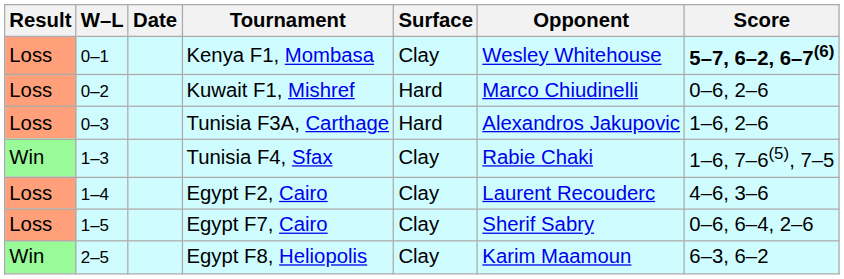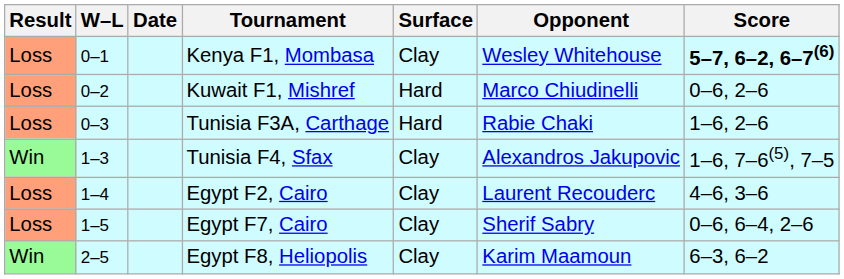(581, 122) Alexandros Jakupovic -> (538, 122) Rabie Chaki
(538, 157) Rabie Chaki -> (581, 157) Alexandros Jakupovic
